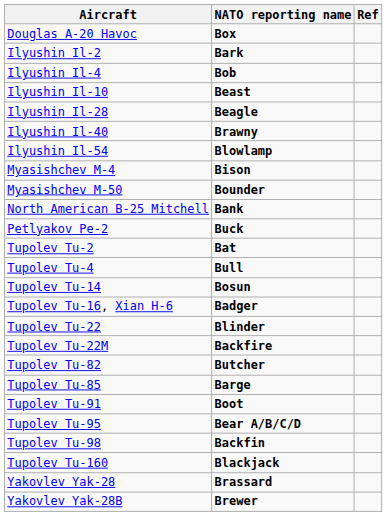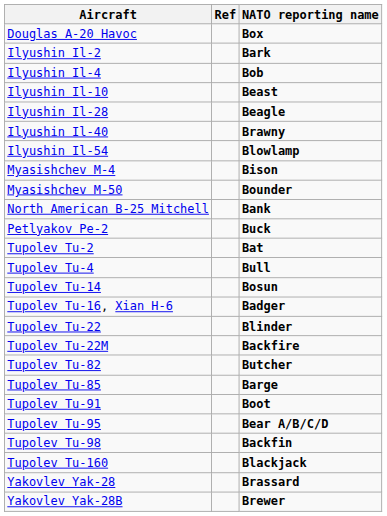columns swapped: (283, 14) <-> (368, 14)
